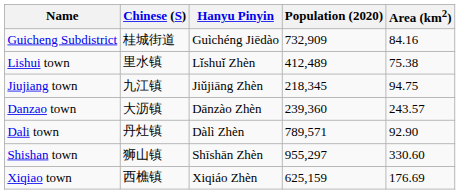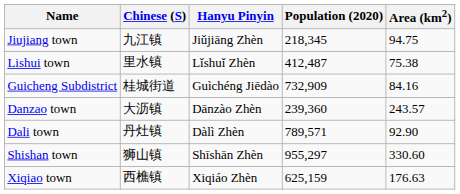rows swapped: (62, 40) <-> (42, 86)
(306, 63) 412,489 -> (306, 63) 412,487
(407, 177) 176.69 -> (407, 177) 176.63
